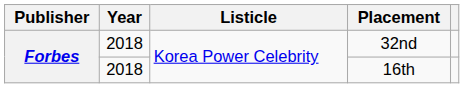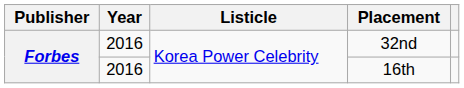(125, 43) 2018 -> (125, 43) 2016
(125, 69) 2018 -> (125, 69) 2016
